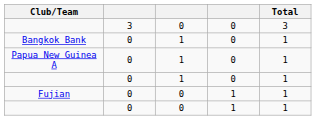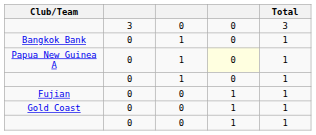(233, 60) no background -> (233, 60) lightyellow background
+ row: (54, 108)
